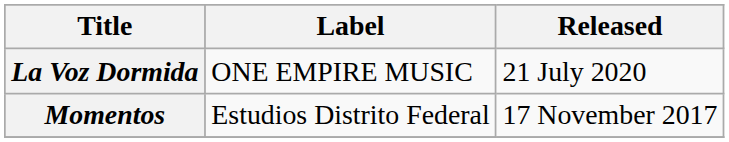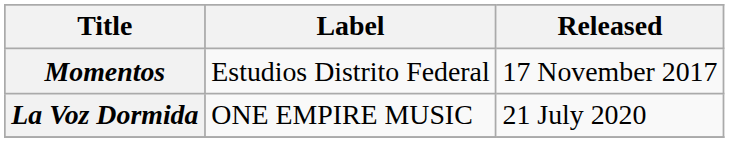rows swapped: (105, 114) <-> (105, 70)
